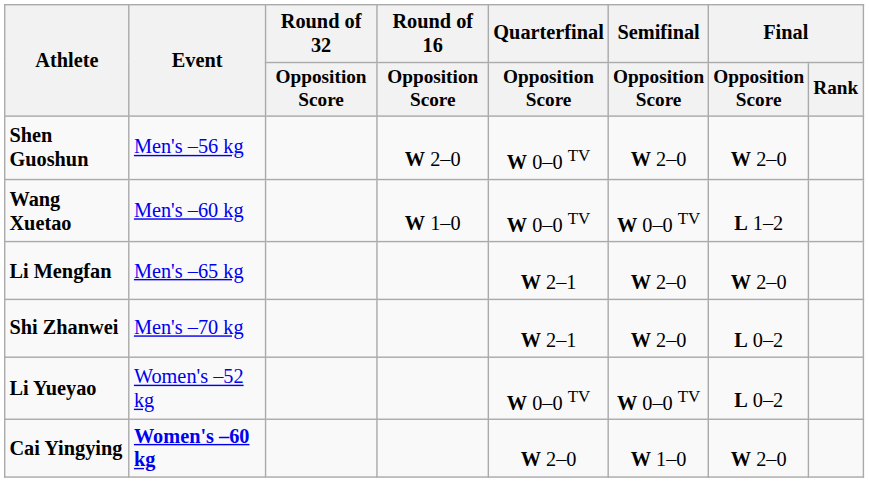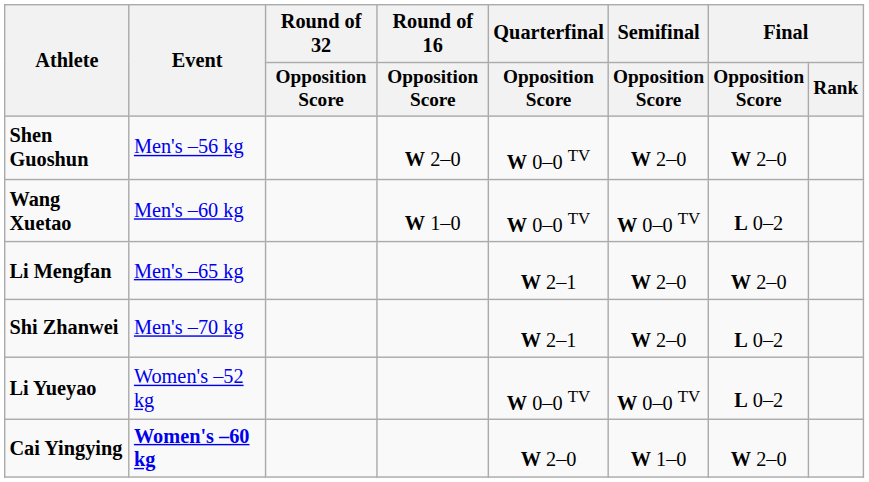(759, 222) L 1–2 -> (759, 222) L 0–2
